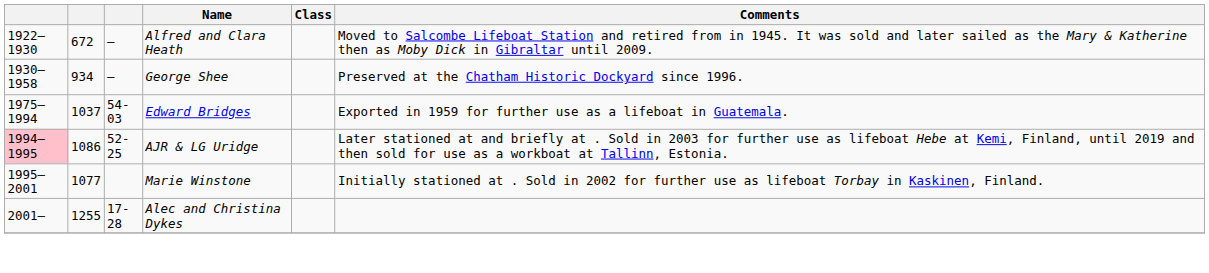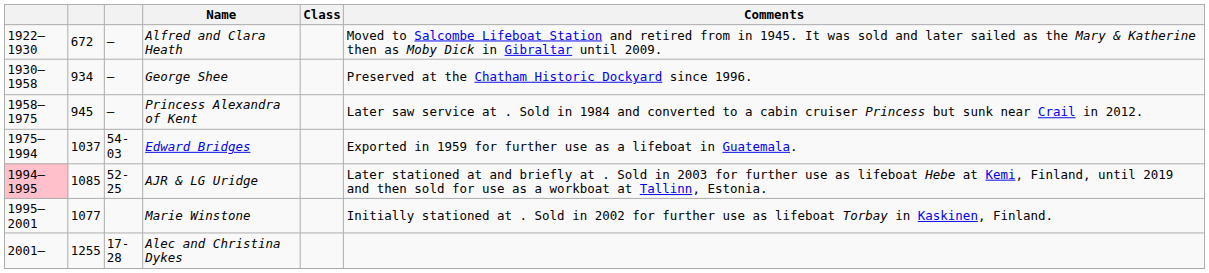+ row: (213, 112)
(86, 146) 1086 -> (86, 181) 1085
